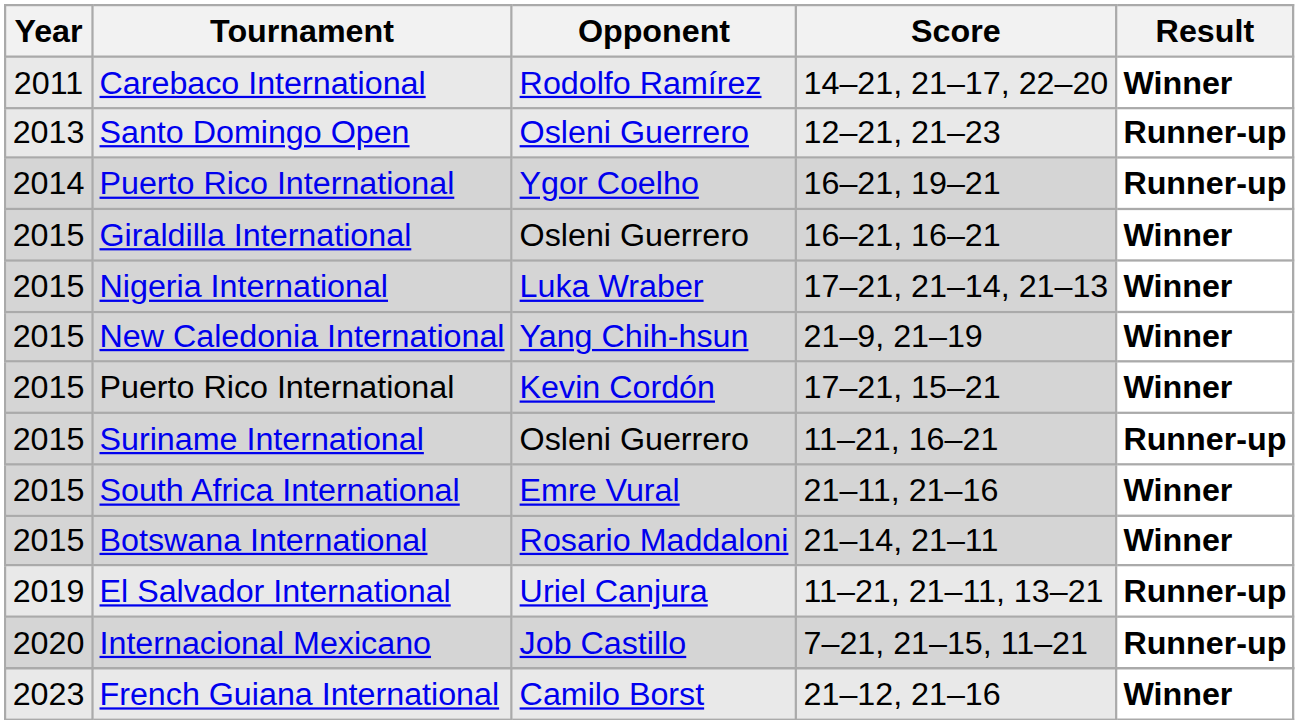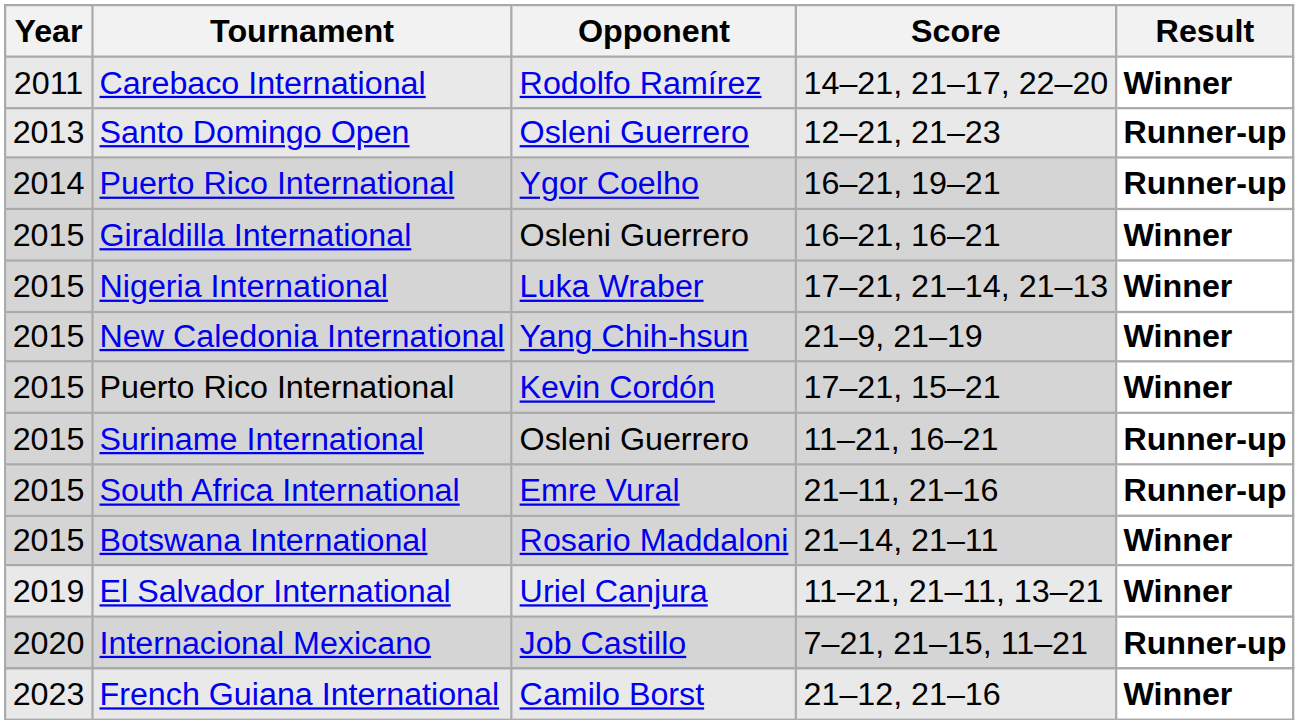(1178, 490) Winner -> (1205, 490) Runner-up
(1205, 592) Runner-up -> (1178, 592) Winner
